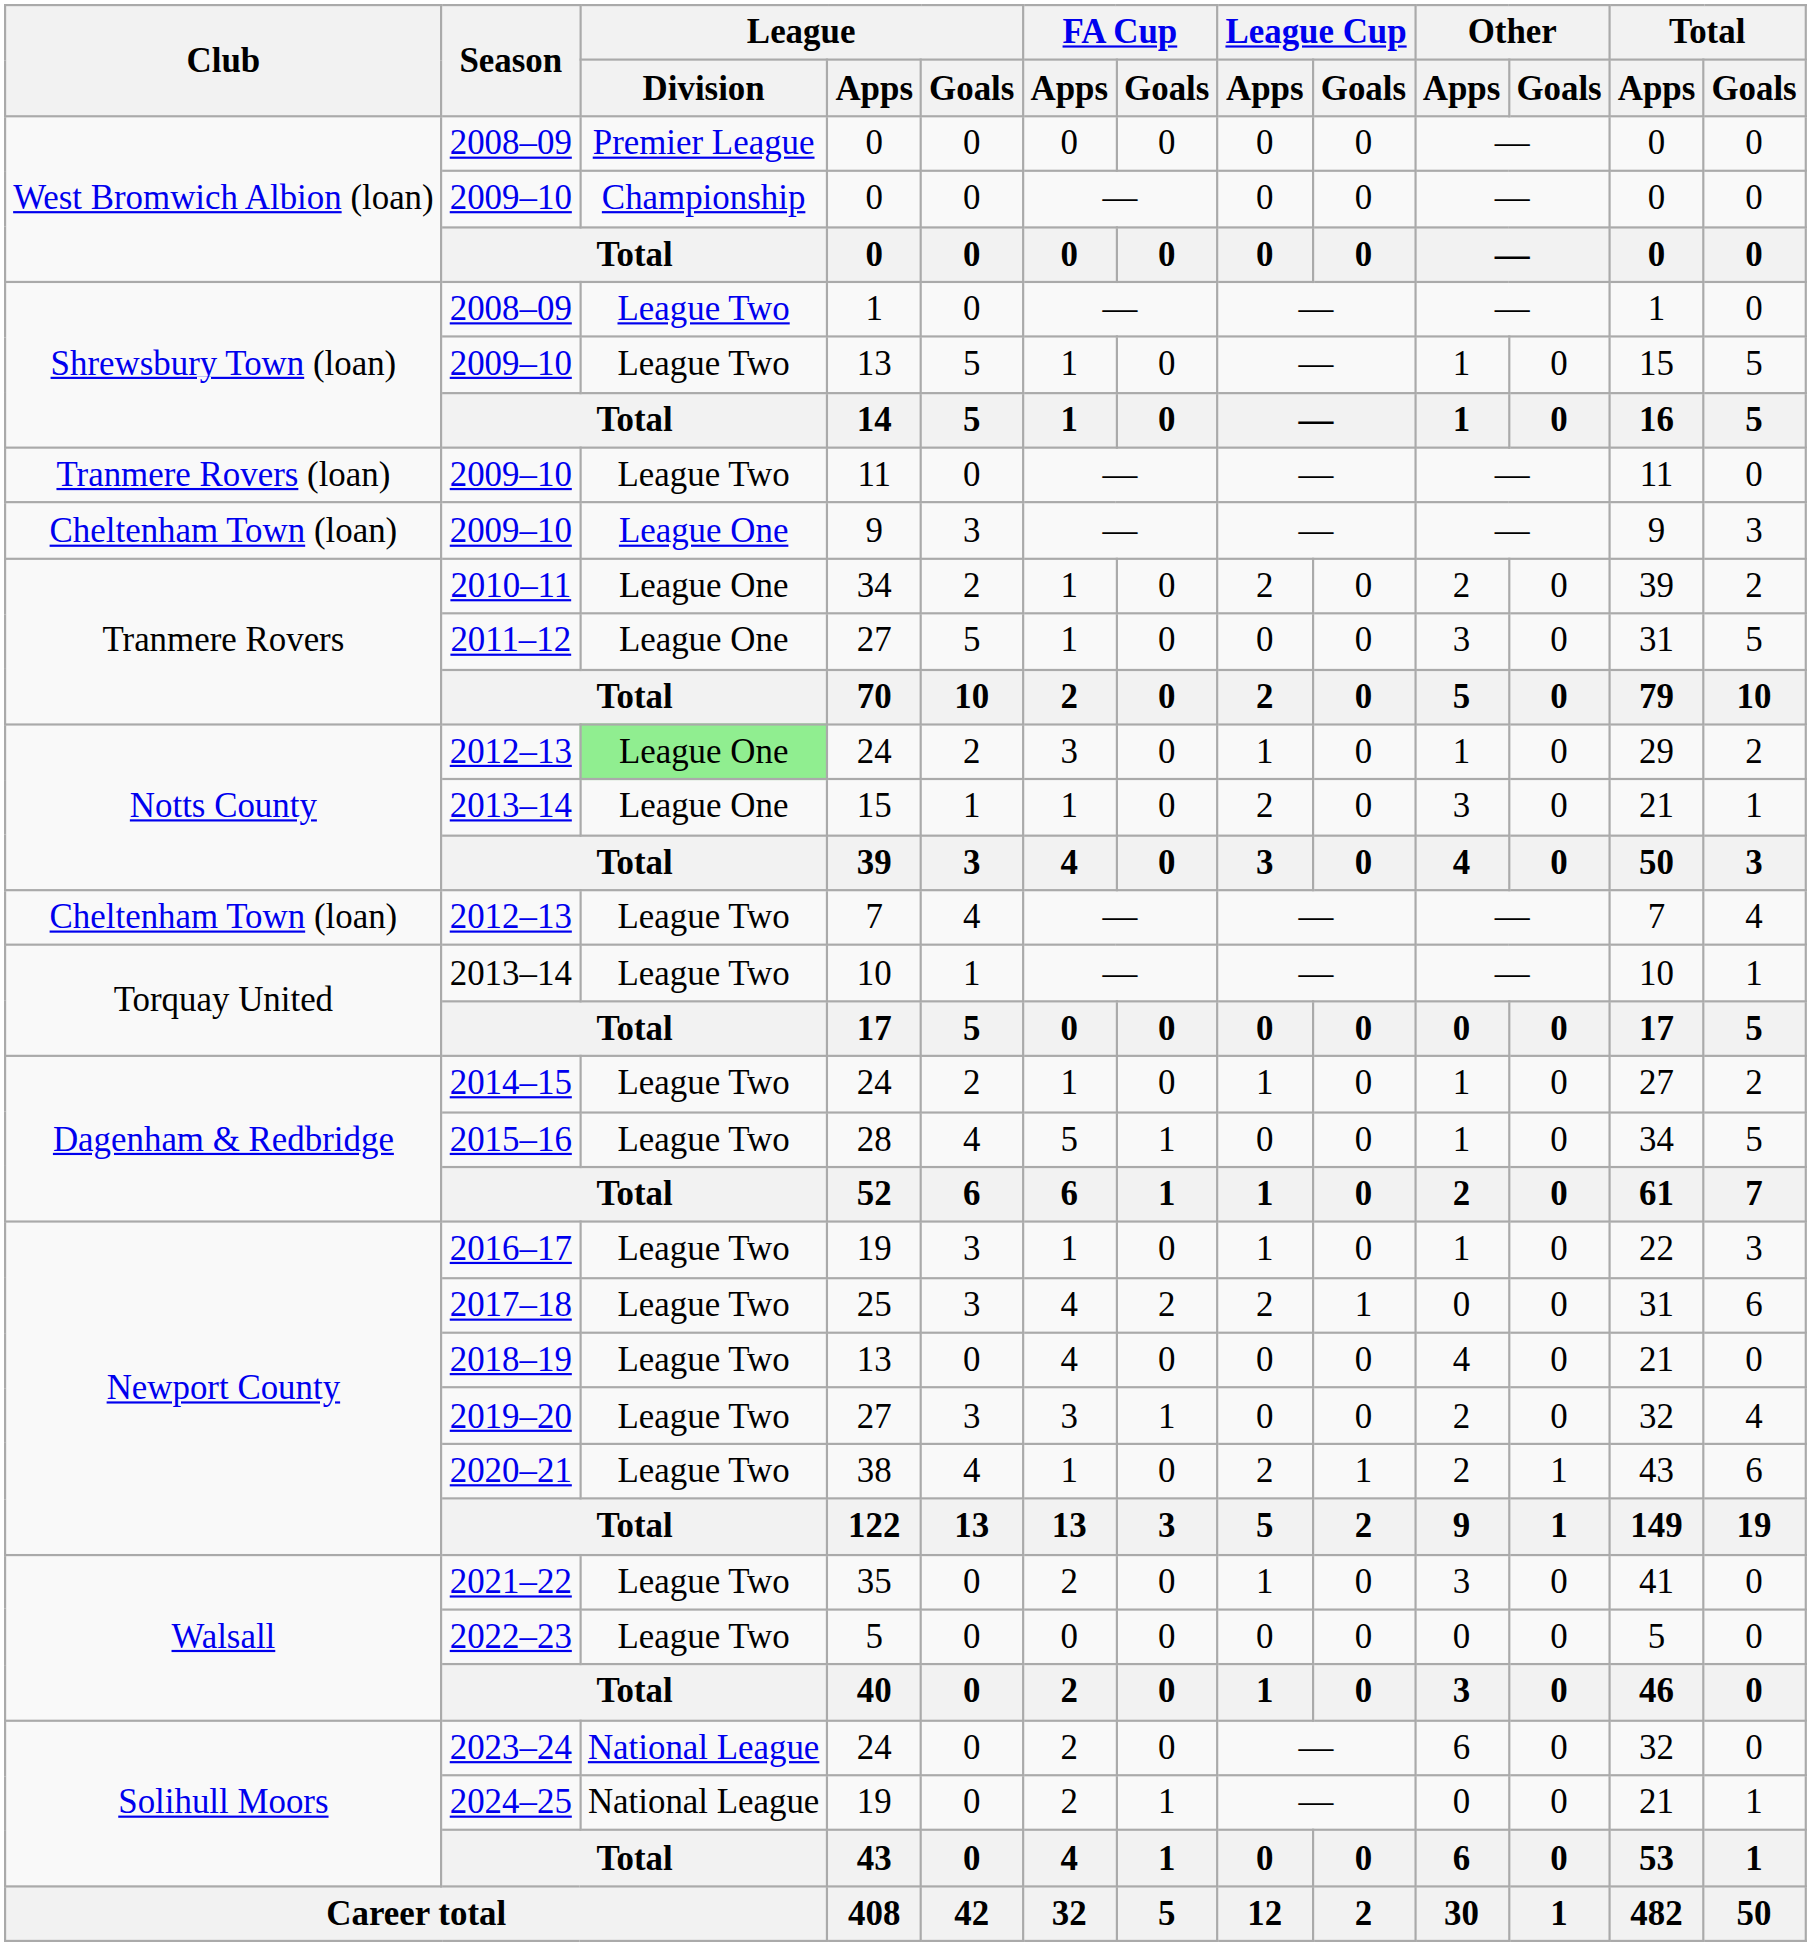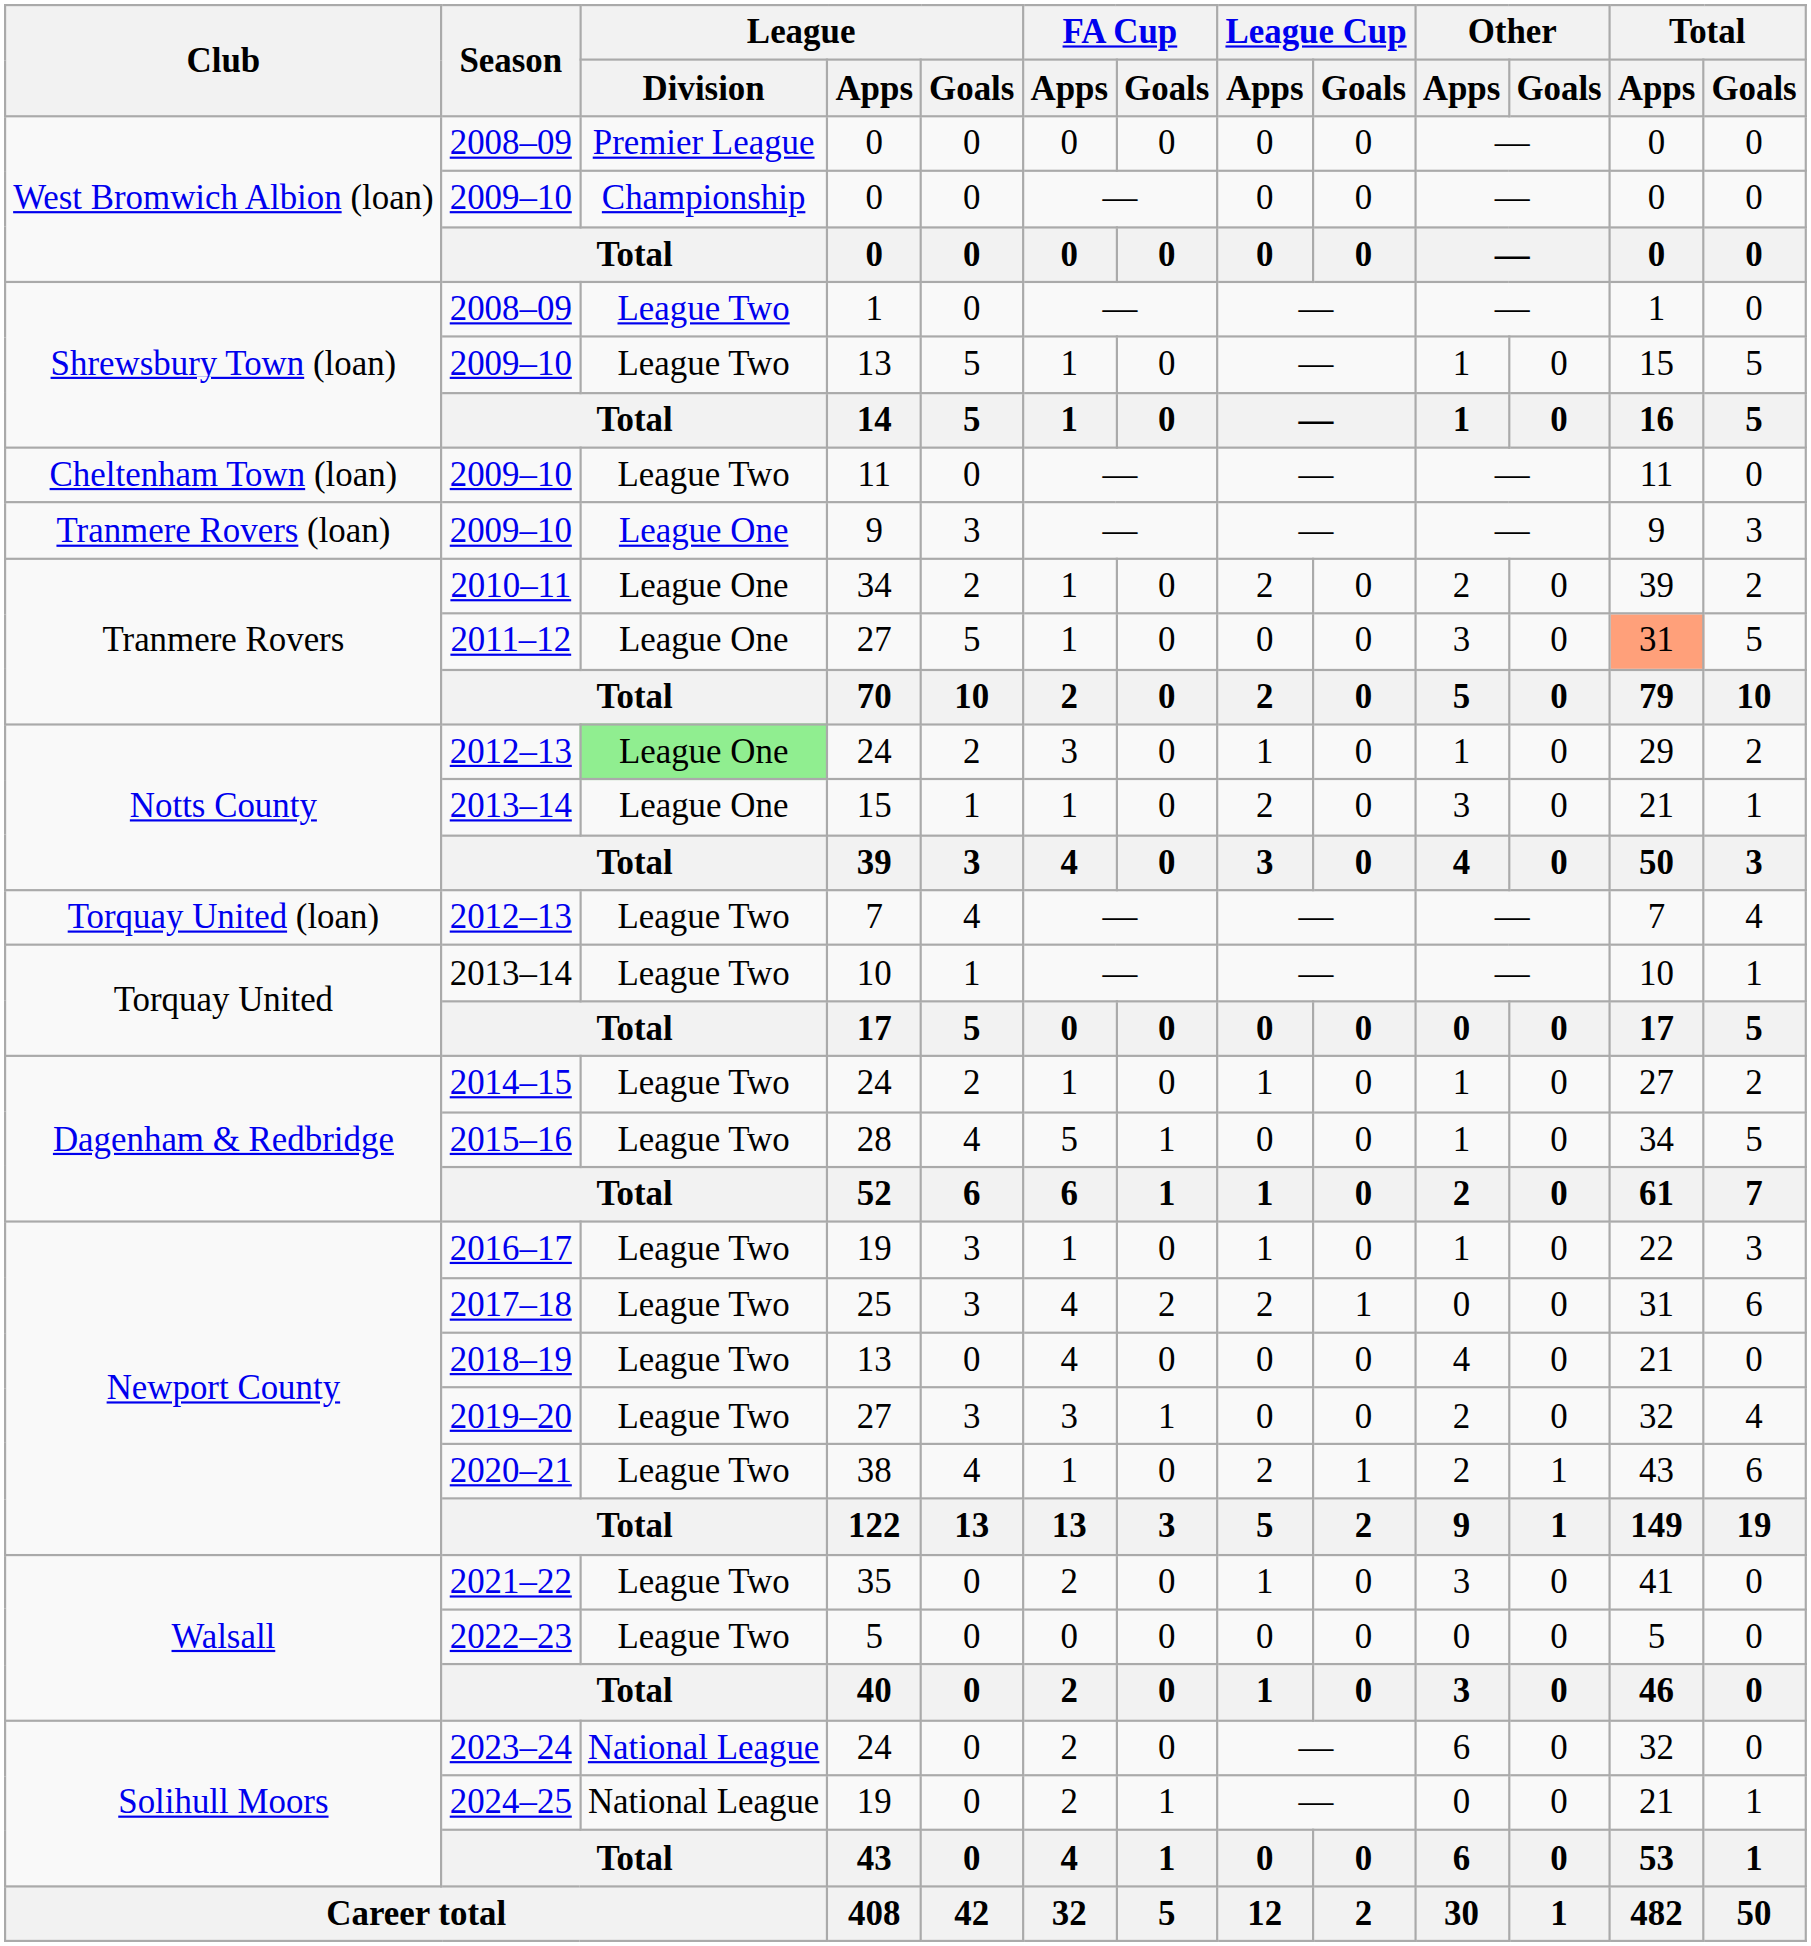(223, 474) Tranmere Rovers (loan) -> (223, 474) Cheltenham Town (loan)
(223, 530) Cheltenham Town (loan) -> (223, 530) Tranmere Rovers (loan)
(1657, 640) no background -> (1657, 640) lightsalmon background
(223, 917) Cheltenham Town (loan) -> (223, 917) Torquay United (loan)
